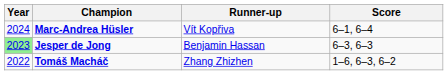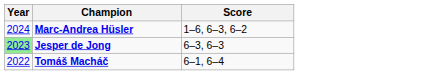- column: (256, 13)
(353, 29) 6–1, 6–4 -> (215, 29) 1–6, 6–3, 6–2
(364, 62) 1–6, 6–3, 6–2 -> (204, 62) 6–1, 6–4
